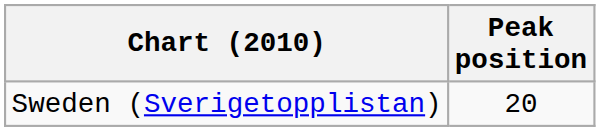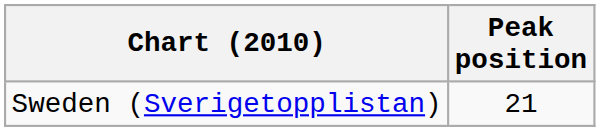(521, 104) 20 -> (521, 104) 21
